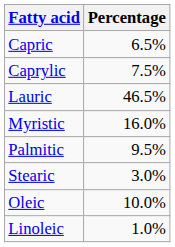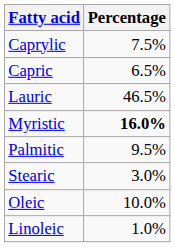rows swapped: (37, 70) <-> (31, 44)
(144, 123) normal -> (143, 123) bold
